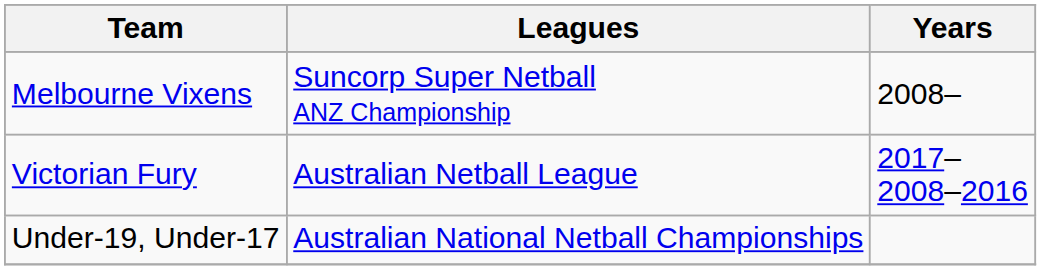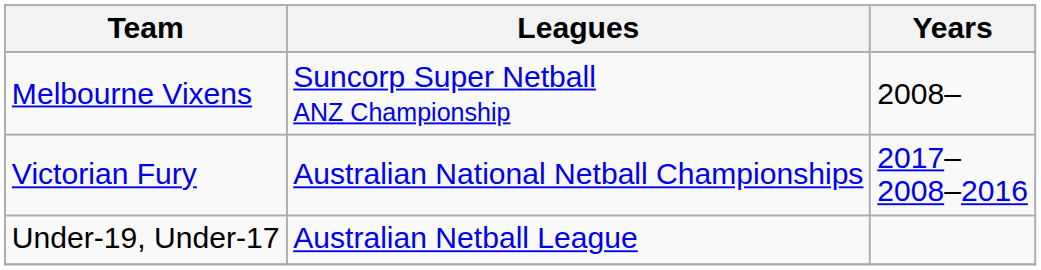(465, 174) Australian Netball League -> (578, 174) Australian National Netball Championships
(578, 239) Australian National Netball Championships -> (465, 239) Australian Netball League
